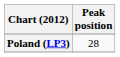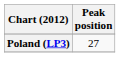(94, 43) 28 -> (94, 43) 27
